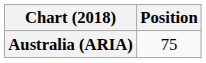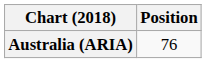(169, 44) 75 -> (169, 44) 76
